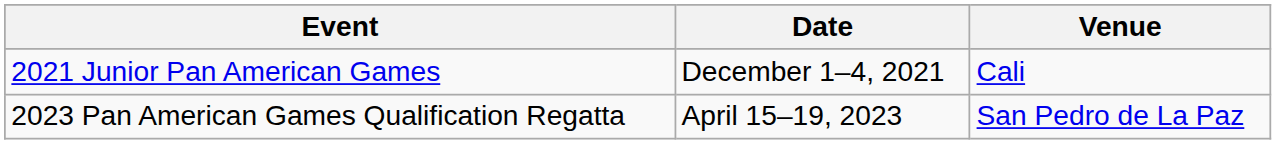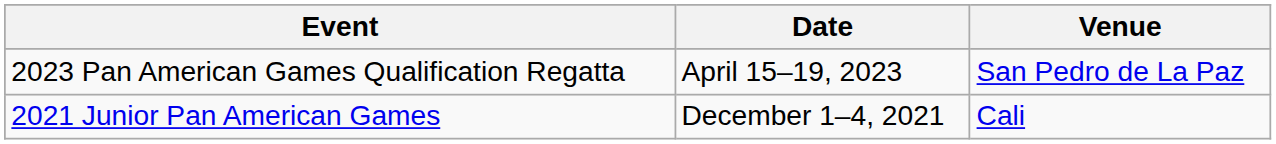rows swapped: (226, 71) <-> (318, 116)
